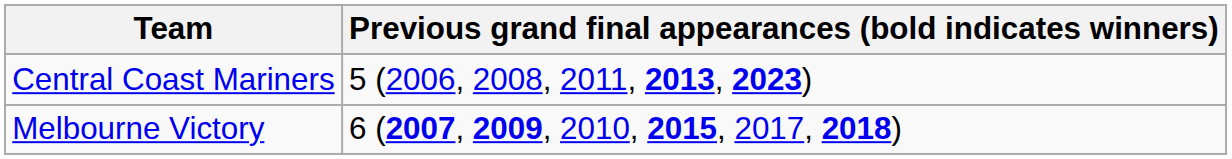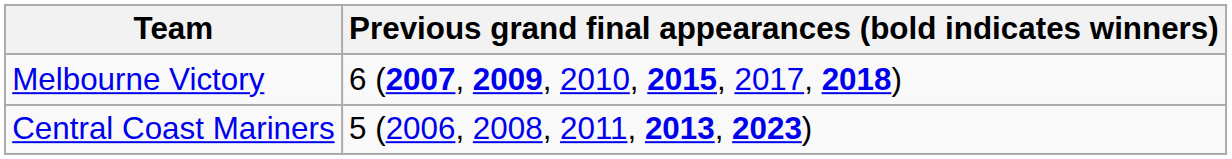rows swapped: (173, 79) <-> (138, 128)
